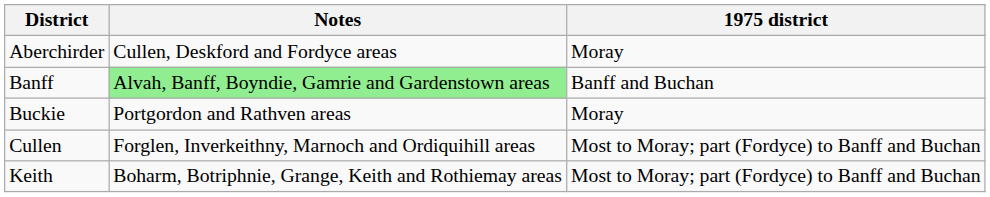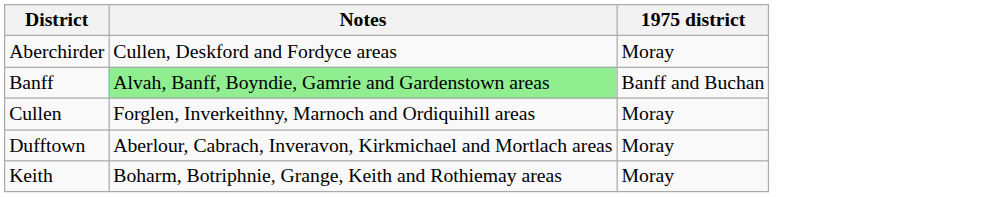- row: (37, 113)
(776, 144) Most to Moray; part (Fordyce) to Banff and Buchan -> (648, 113) Moray
+ row: (47, 144)
(776, 176) Most to Moray; part (Fordyce) to Banff and Buchan -> (648, 176) Moray
